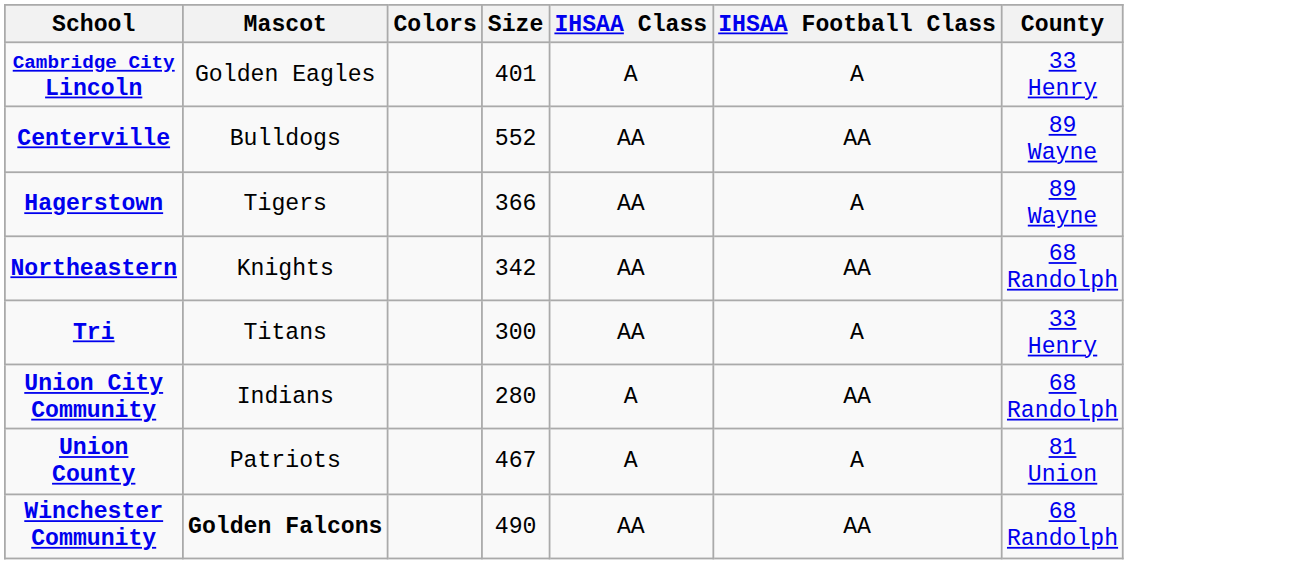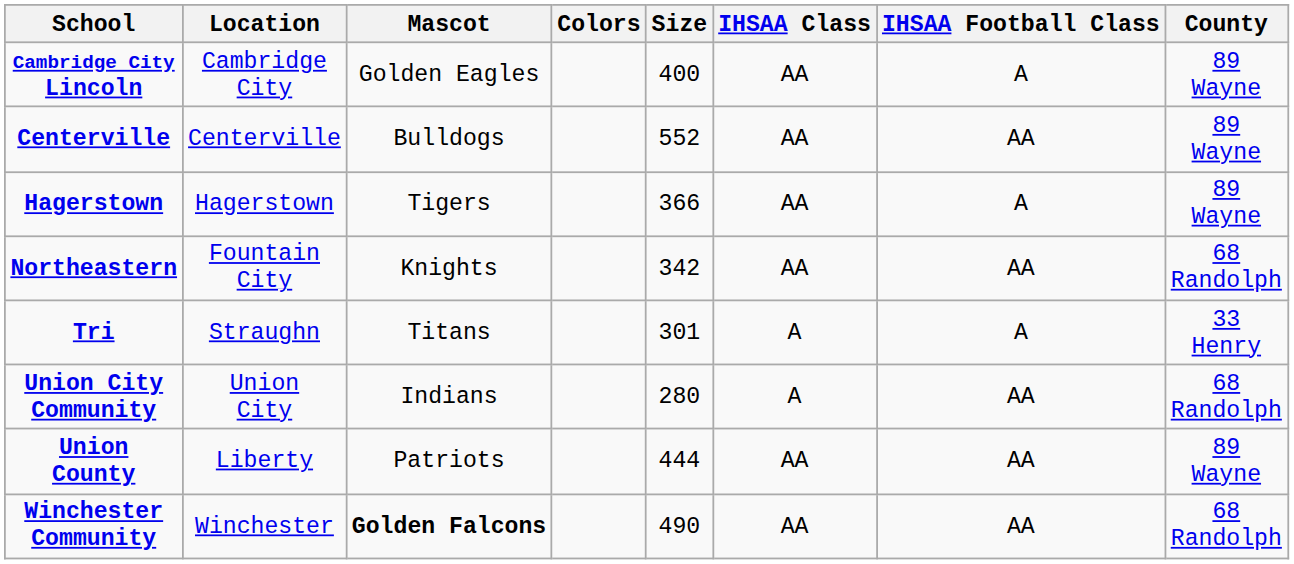+ column: (264, 24)
(516, 75) 401 -> (679, 75) 400
(631, 75) A -> (795, 75) AA
(1063, 75) 33 Henry -> (1226, 75) 89 Wayne
(516, 332) 300 -> (679, 332) 301
(631, 332) AA -> (795, 332) A
(516, 461) 467 -> (679, 461) 444
(631, 461) A -> (795, 461) AA
(857, 461) A -> (1021, 461) AA
(1063, 461) 81 Union -> (1226, 461) 89 Wayne
